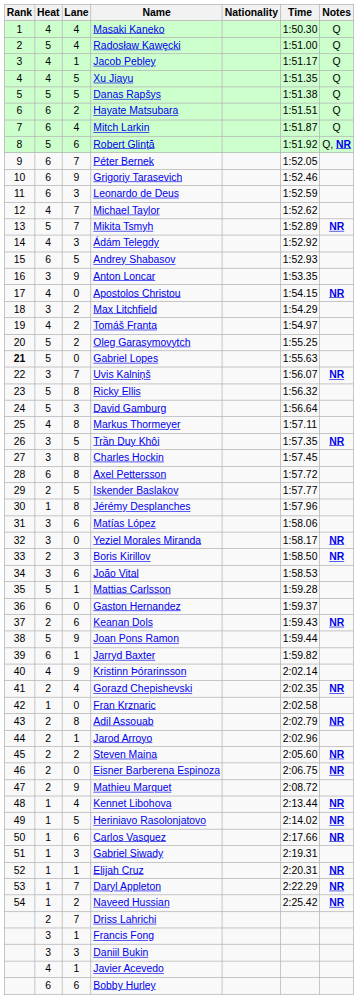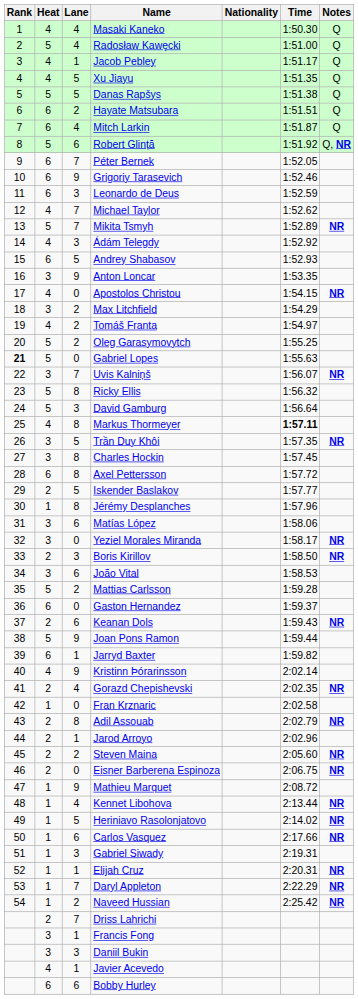(300, 425) normal -> (300, 425) bold
(76, 590) 1 -> (76, 590) 2
(48, 787) 2 -> (48, 787) 1
